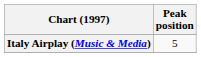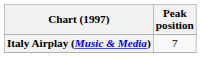(175, 43) 5 -> (175, 43) 7
